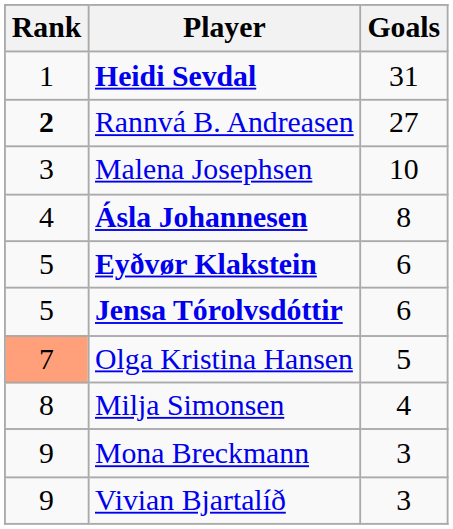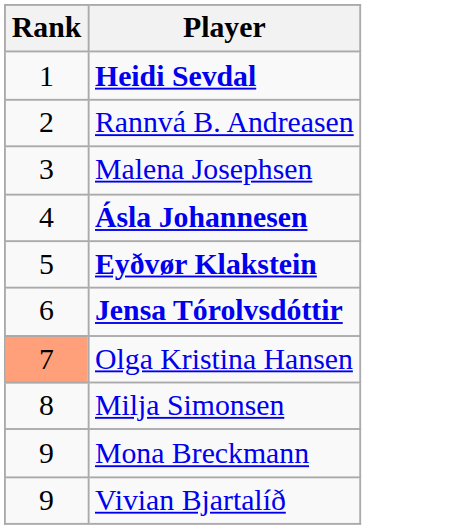- column: (404, 28)
(47, 122) bold -> (47, 122) normal
(47, 311) 5 -> (47, 311) 6
